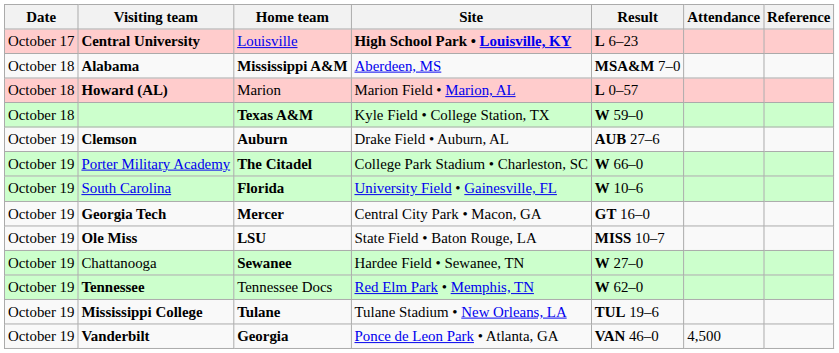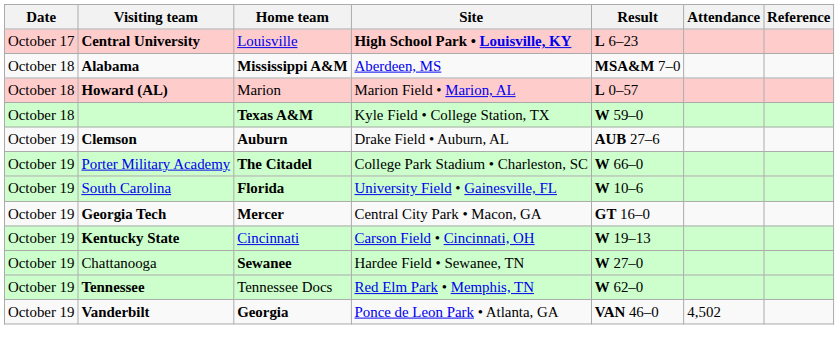+ row: (130, 238)
- row: (109, 238)
- row: (142, 311)
(704, 336) 4,500 -> (704, 311) 4,502
